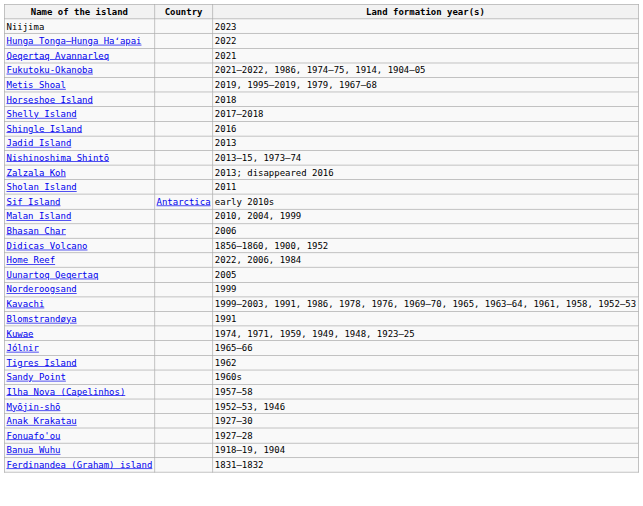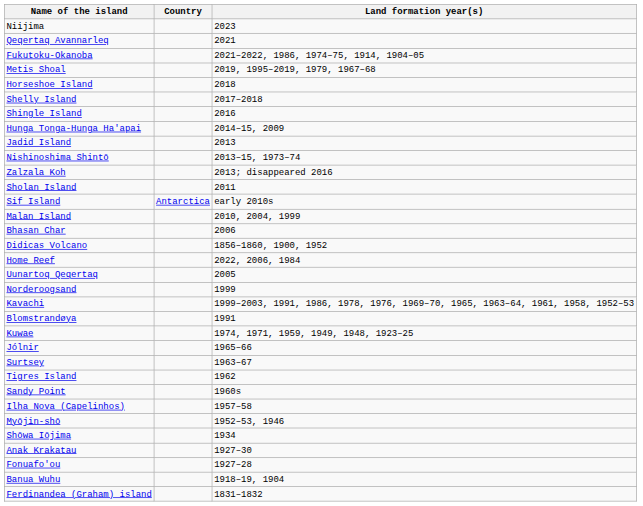- row: (74, 41)
+ row: (74, 129)
+ row: (25, 363)
+ row: (39, 436)
